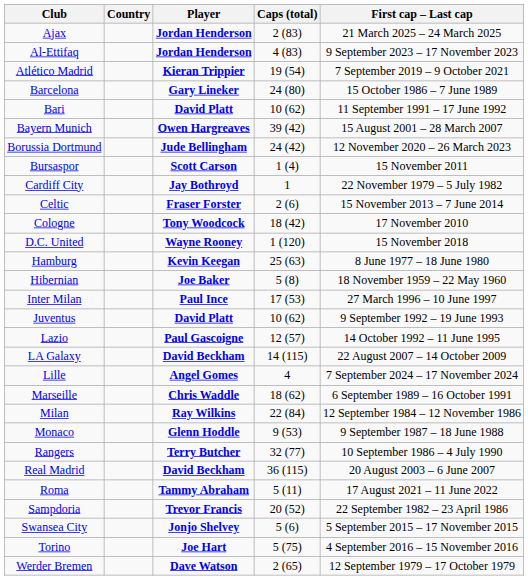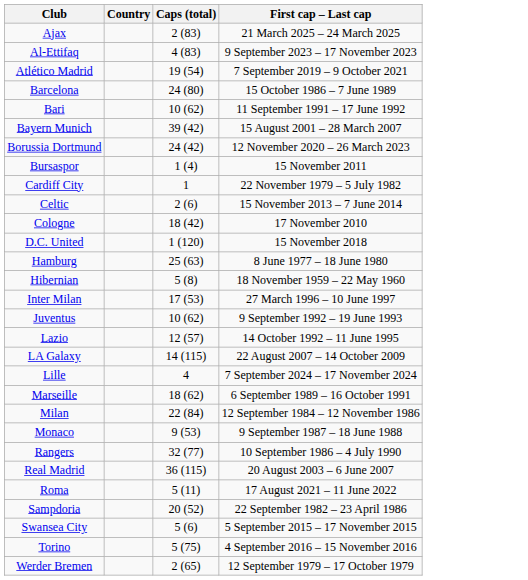- column: (204, 14)
